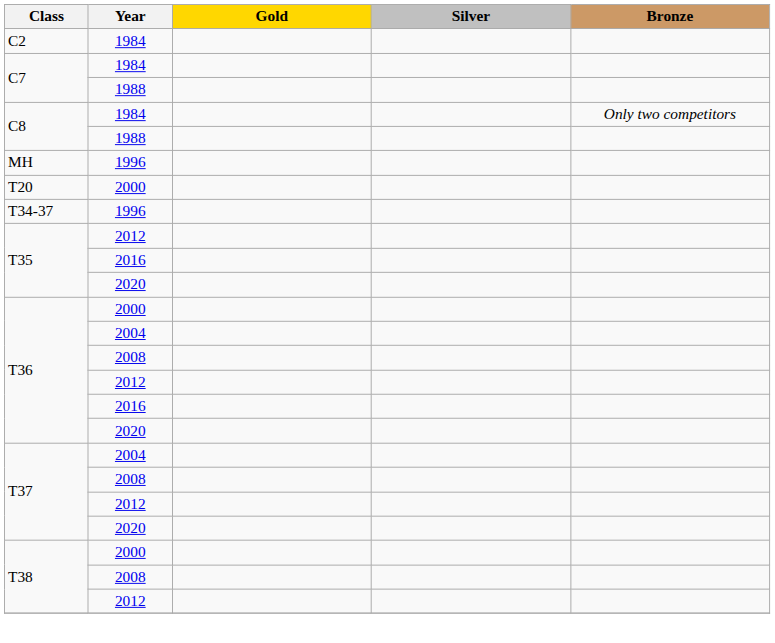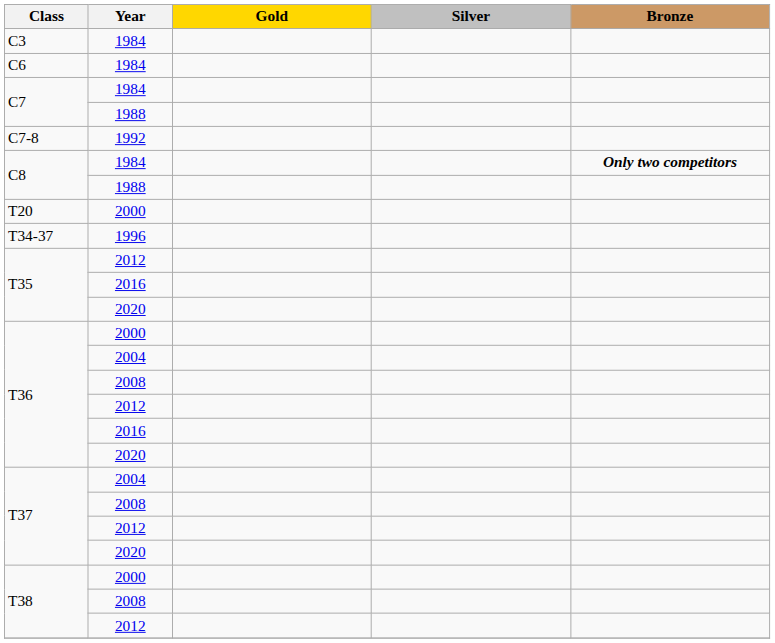- row: (17, 41)
+ row: (17, 41)
+ row: (17, 65)
+ row: (23, 138)
(670, 114) normal -> (670, 162) bold
- row: (20, 162)
